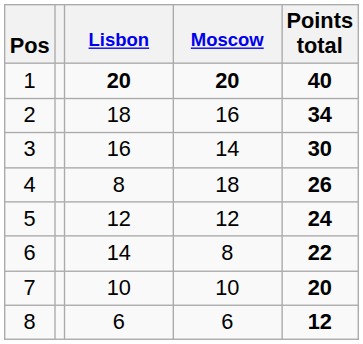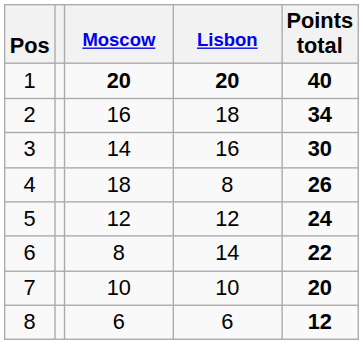columns swapped: (119, 40) <-> (227, 40)
